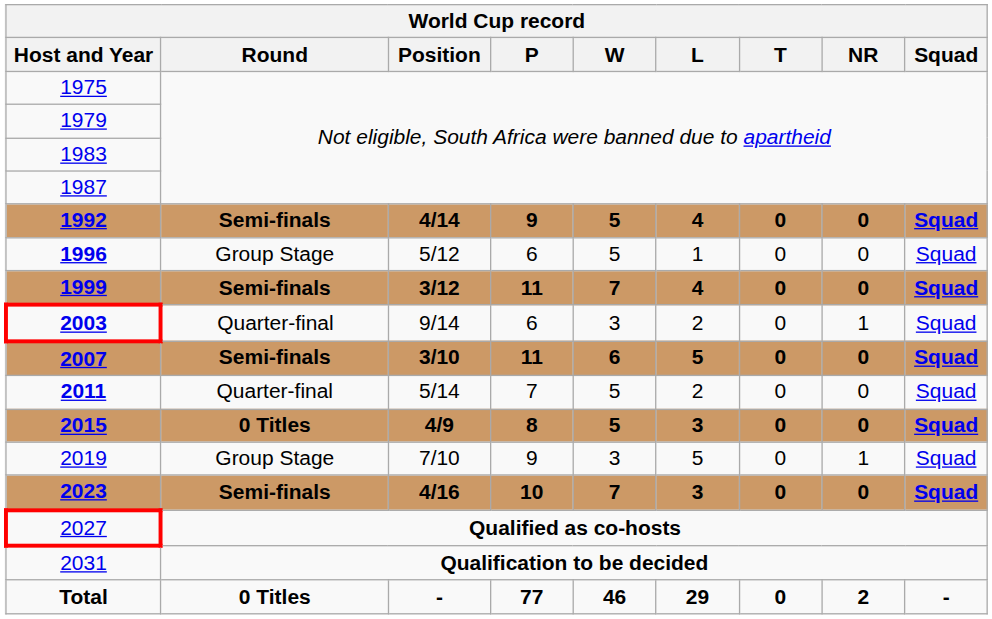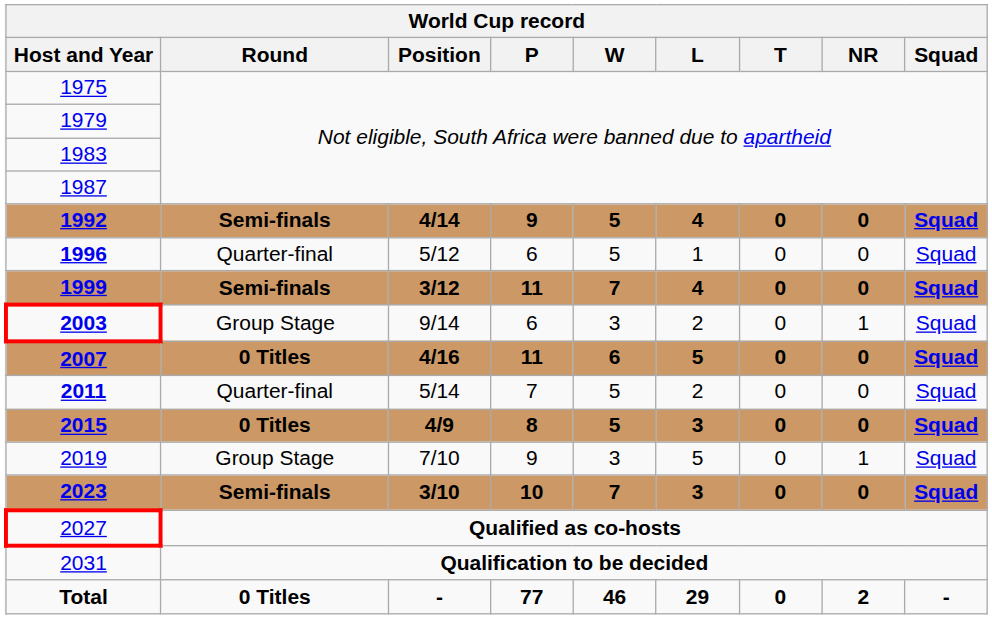(275, 253) Group Stage -> (275, 253) Quarter-final
(275, 322) Quarter-final -> (275, 322) Group Stage
(275, 358) Semi-finals -> (275, 358) 0 Titles
(439, 358) 3/10 -> (439, 358) 4/16
(439, 492) 4/16 -> (439, 492) 3/10
